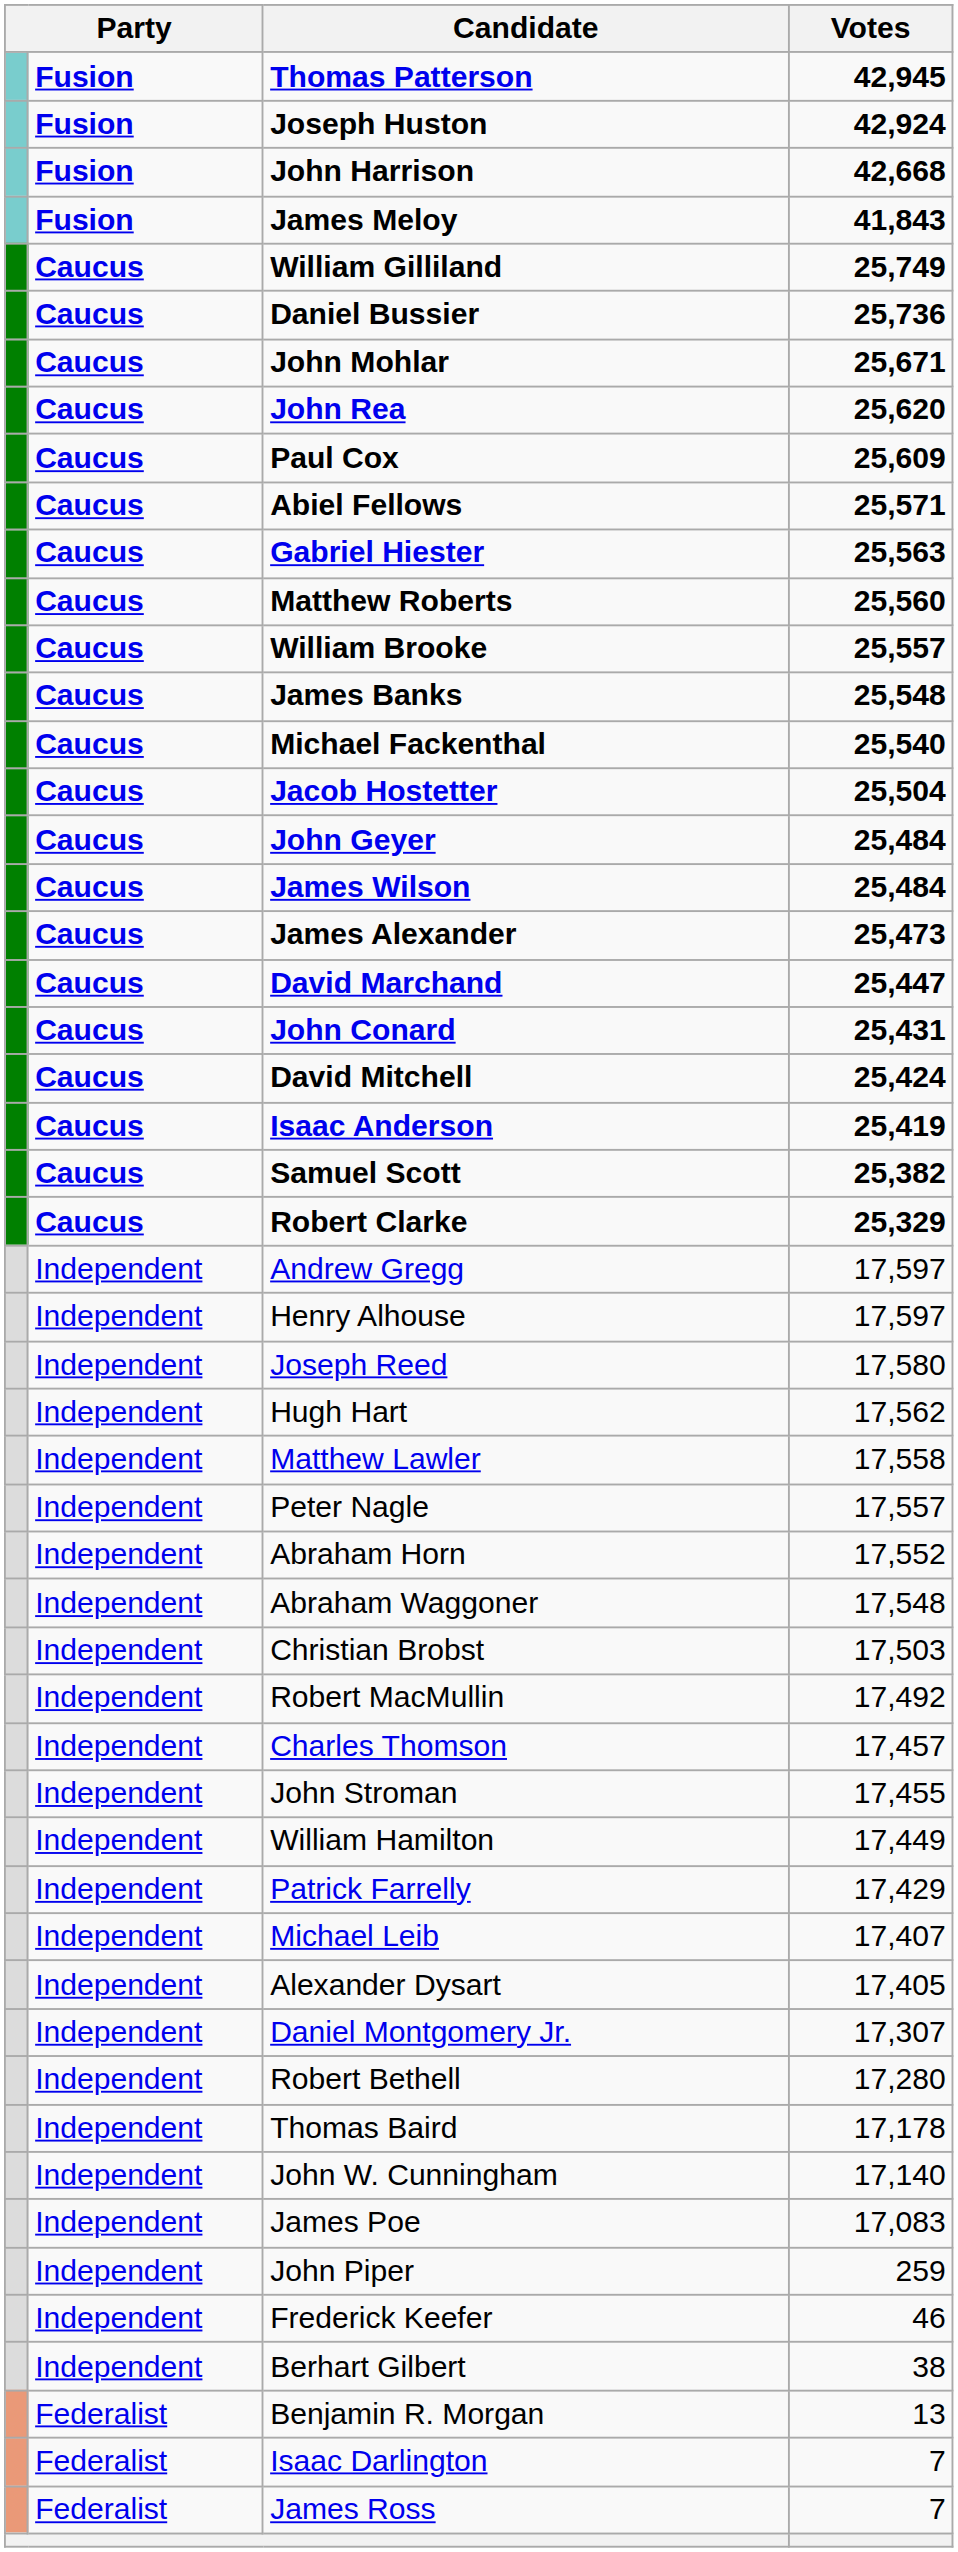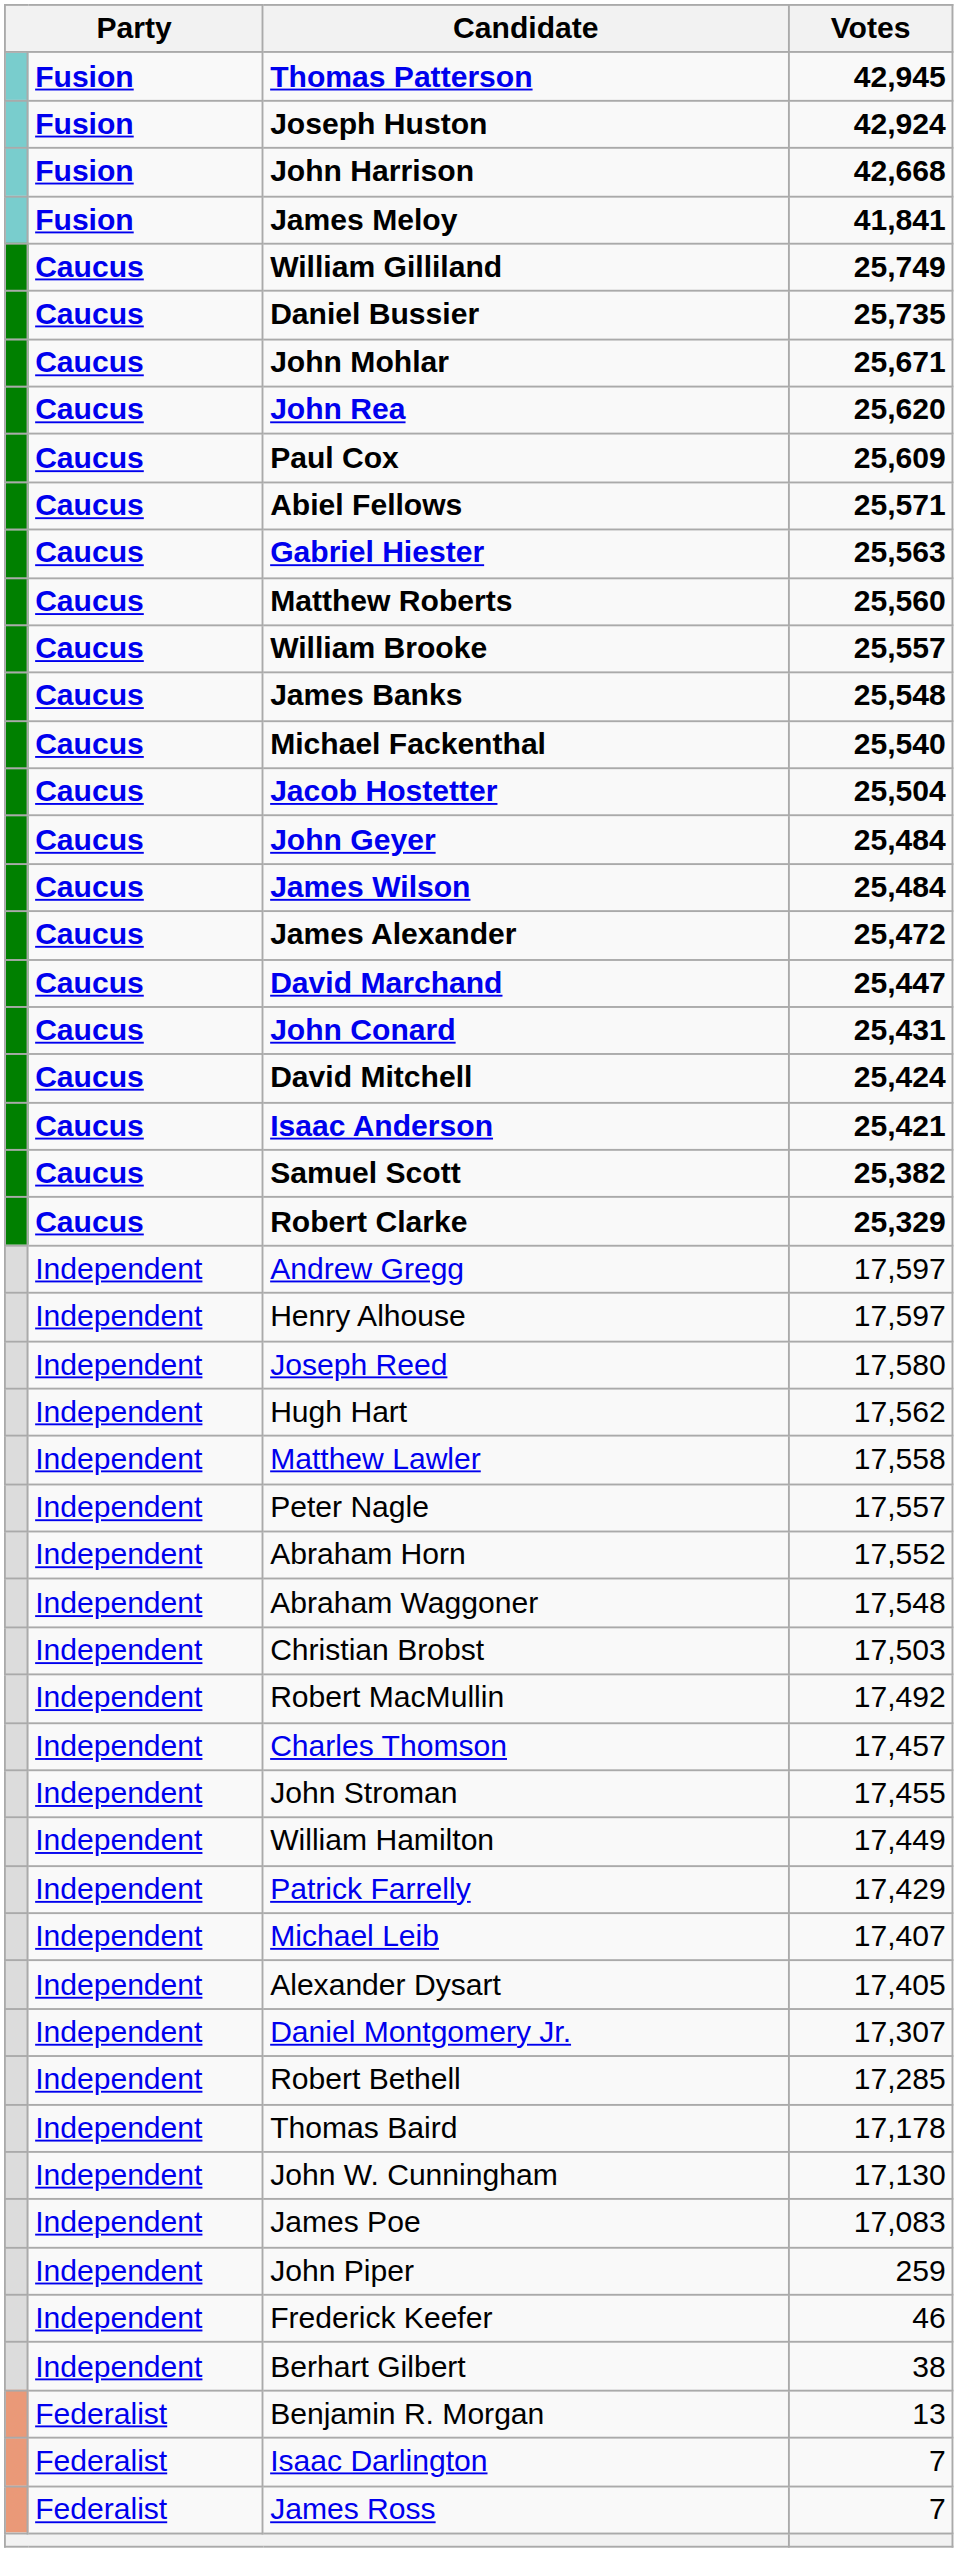(900, 219) 41,843 -> (900, 219) 41,841
(900, 314) 25,736 -> (900, 314) 25,735
(900, 934) 25,473 -> (900, 934) 25,472
(900, 1125) 25,419 -> (900, 1125) 25,421
(900, 2079) 17,280 -> (900, 2079) 17,285
(900, 2175) 17,140 -> (900, 2175) 17,130
